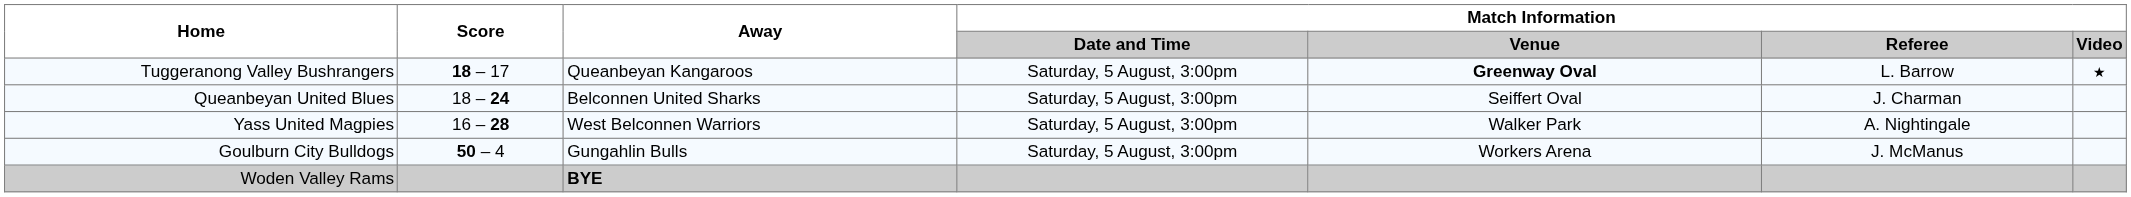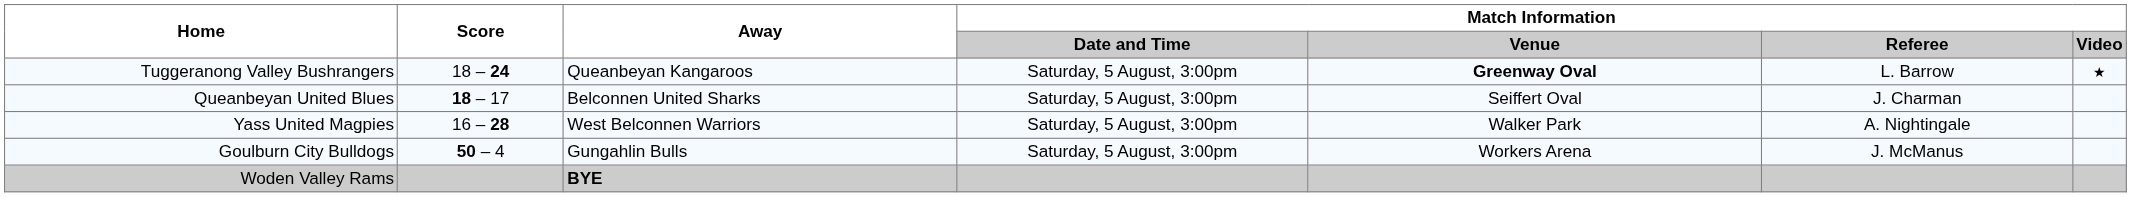(481, 71) 18 – 17 -> (481, 71) 18 – 24
(481, 98) 18 – 24 -> (481, 98) 18 – 17
